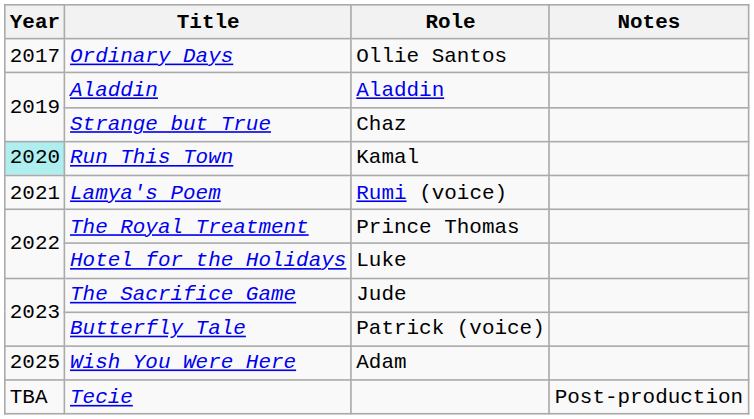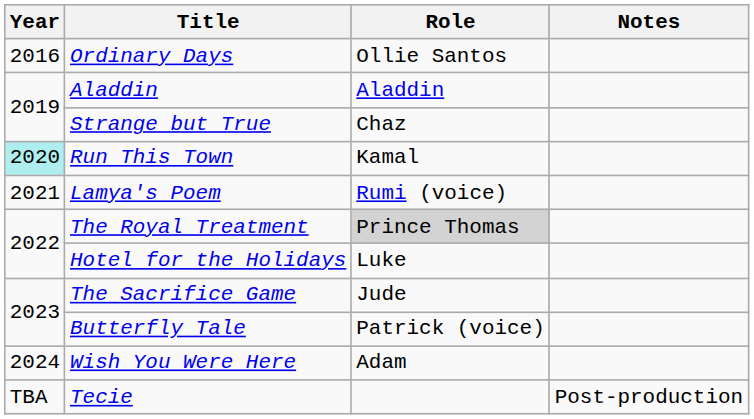(35, 56) 2017 -> (35, 56) 2016
(438, 227) no background -> (438, 227) lightgrey background
(35, 363) 2025 -> (35, 363) 2024
